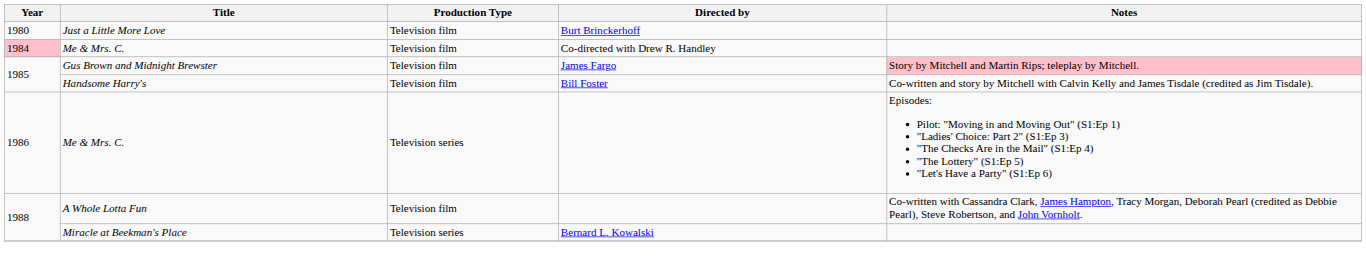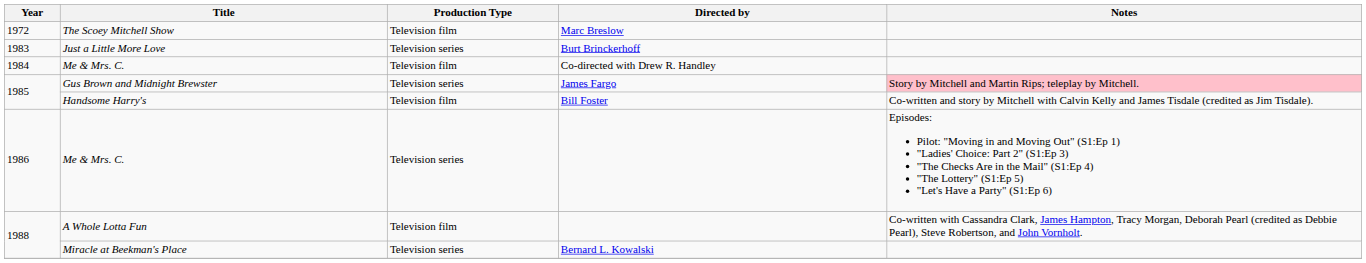+ row: (118, 30)
(18, 30) 1980 -> (18, 48) 1983
(423, 30) Television film -> (427, 48) Television series
(18, 48) pink background -> (18, 65) no background
(423, 65) Television film -> (427, 83) Television series
